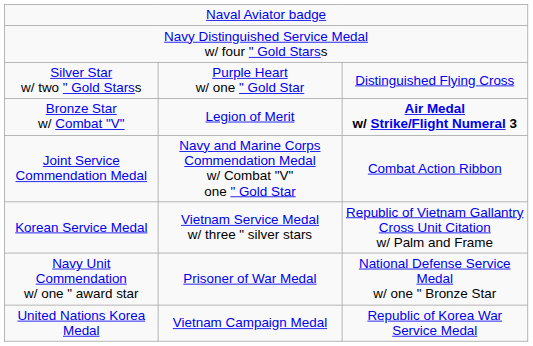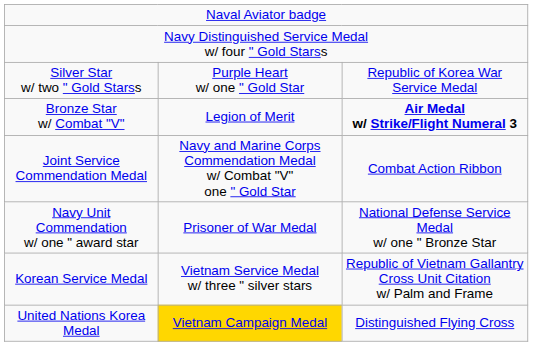(435, 80) Distinguished Flying Cross -> (435, 80) Republic of Korea War Service Medal
rows swapped: (81, 279) <-> (81, 227)
(250, 323) no background -> (250, 323) gold background
(435, 323) Republic of Korea War Service Medal -> (435, 323) Distinguished Flying Cross
